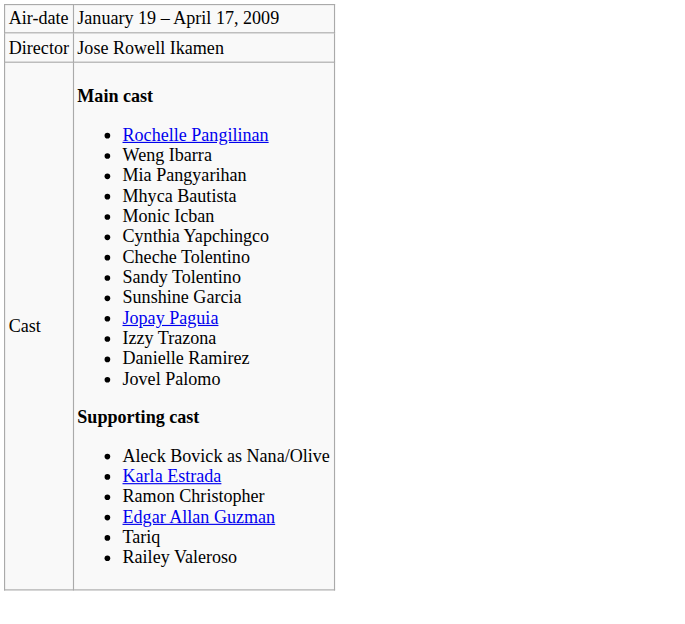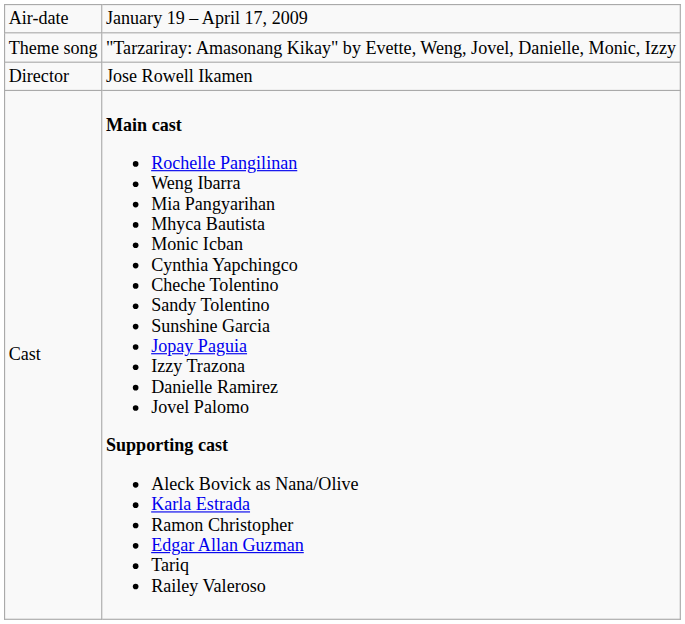+ row: (53, 47)
